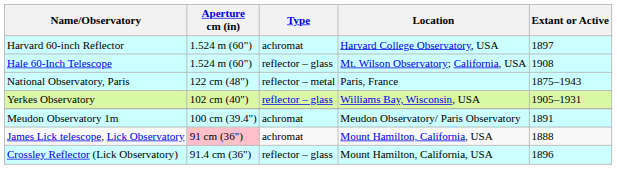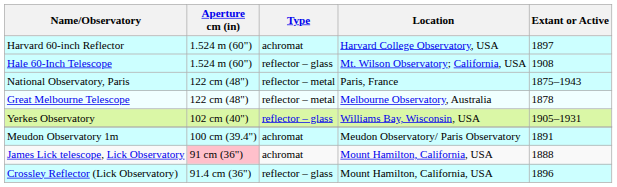+ row: (68, 100)
